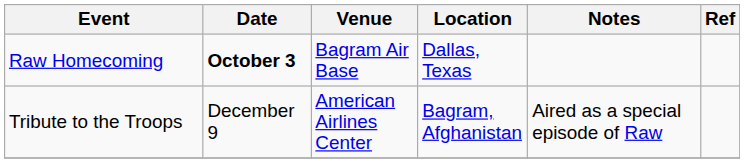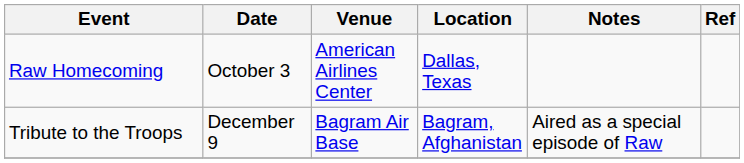(251, 60) bold -> (249, 70) normal
(362, 60) Bagram Air Base -> (355, 70) American Airlines Center
(355, 121) American Airlines Center -> (362, 132) Bagram Air Base
